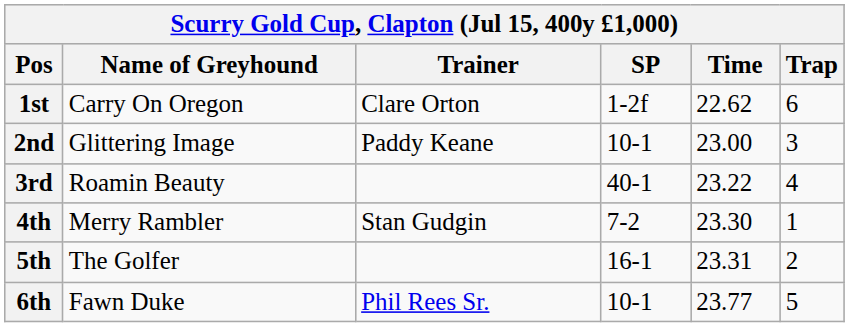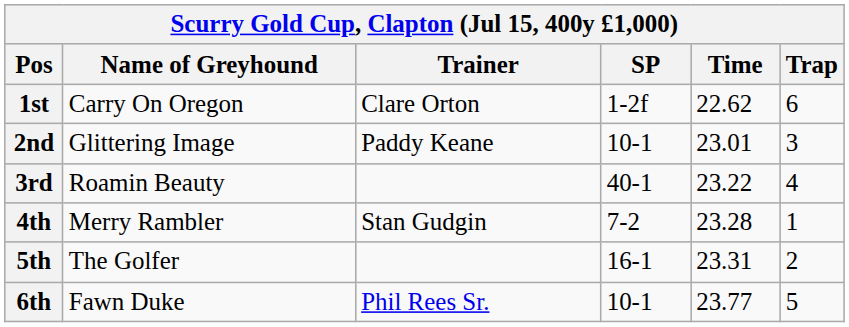(724, 143) 23.00 -> (724, 143) 23.01
(724, 222) 23.30 -> (724, 222) 23.28
